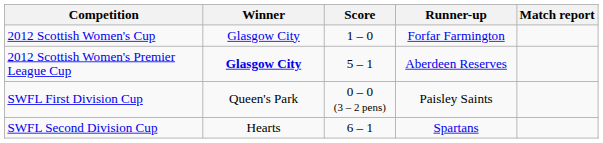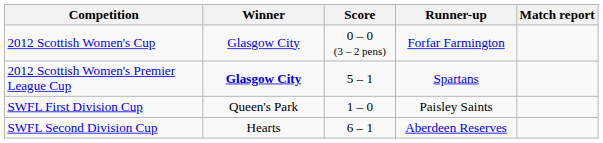(360, 35) 1 – 0 -> (360, 43) 0 – 0 (3 – 2 pens)
(456, 63) Aberdeen Reserves -> (456, 78) Spartans
(360, 99) 0 – 0 (3 – 2 pens) -> (360, 106) 1 – 0
(456, 127) Spartans -> (456, 127) Aberdeen Reserves
